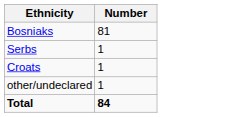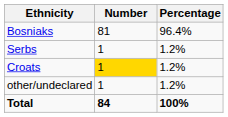+ column: (190, 13)
(101, 67) no background -> (101, 67) gold background
